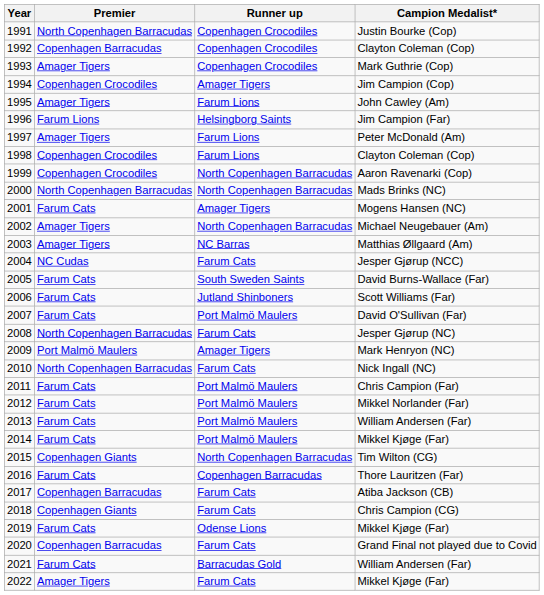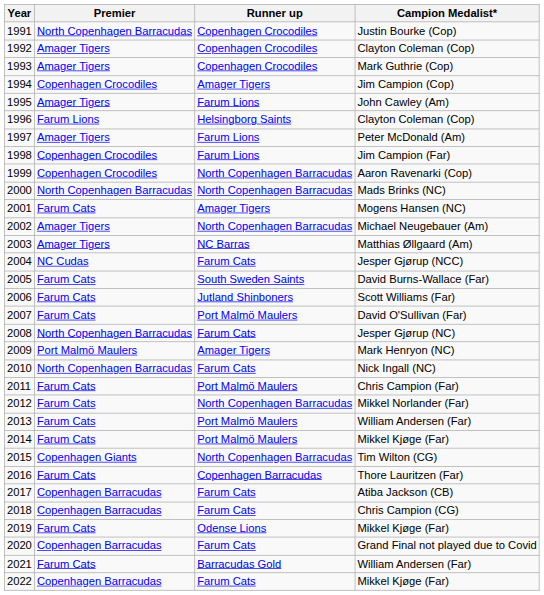(99, 48) Copenhagen Barracudas -> (73, 48) Amager Tigers
(404, 119) Jim Campion (Far) -> (416, 119) Clayton Coleman (Cop)
(416, 155) Clayton Coleman (Cop) -> (404, 155) Jim Campion (Far)
(247, 404) Port Malmö Maulers -> (275, 404) North Copenhagen Barracudas
(87, 510) Copenhagen Giants -> (99, 510) Copenhagen Barracudas
(73, 581) Amager Tigers -> (99, 581) Copenhagen Barracudas
